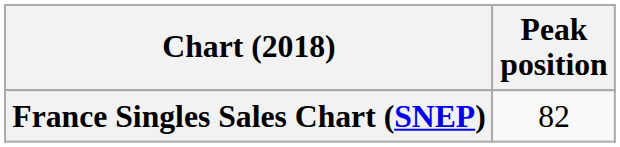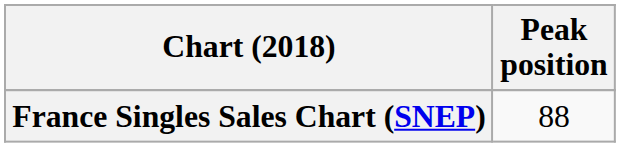(554, 115) 82 -> (554, 115) 88
